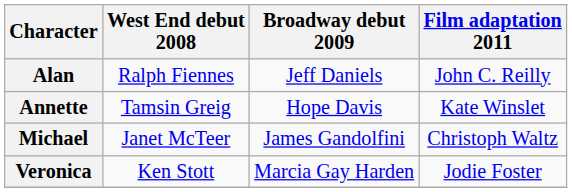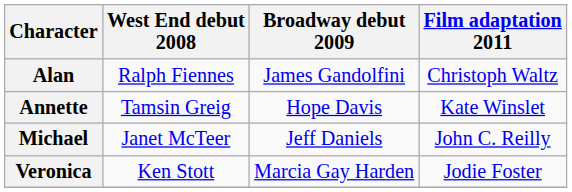(334, 75) Jeff Daniels -> (334, 75) James Gandolfini
(493, 75) John C. Reilly -> (493, 75) Christoph Waltz
(334, 139) James Gandolfini -> (334, 139) Jeff Daniels
(493, 139) Christoph Waltz -> (493, 139) John C. Reilly
